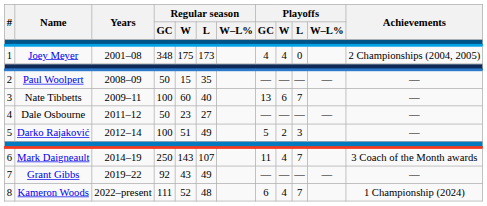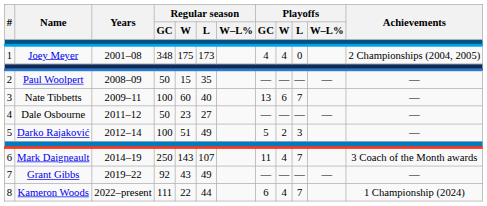(185, 192) 52 -> (185, 192) 22
(206, 192) 48 -> (206, 192) 44
